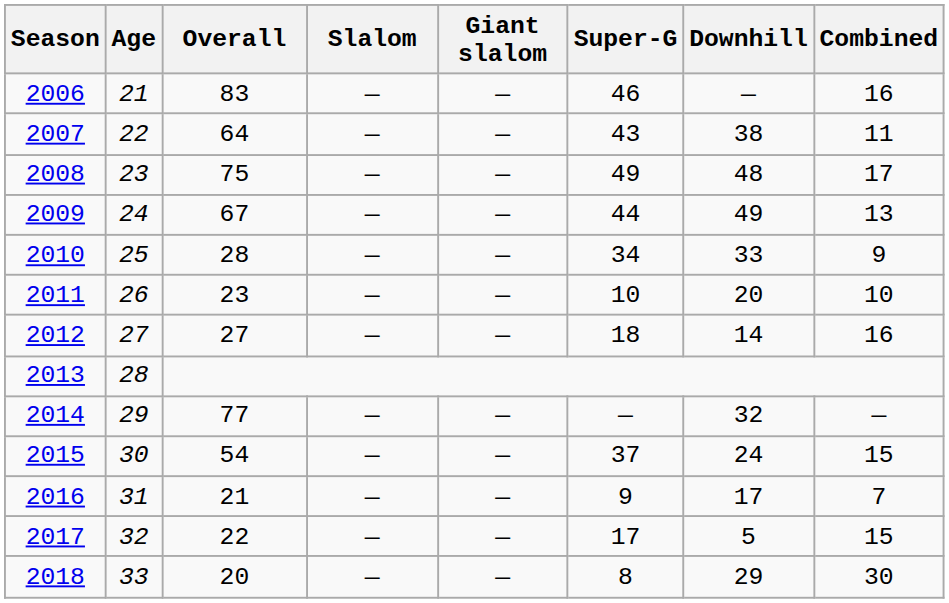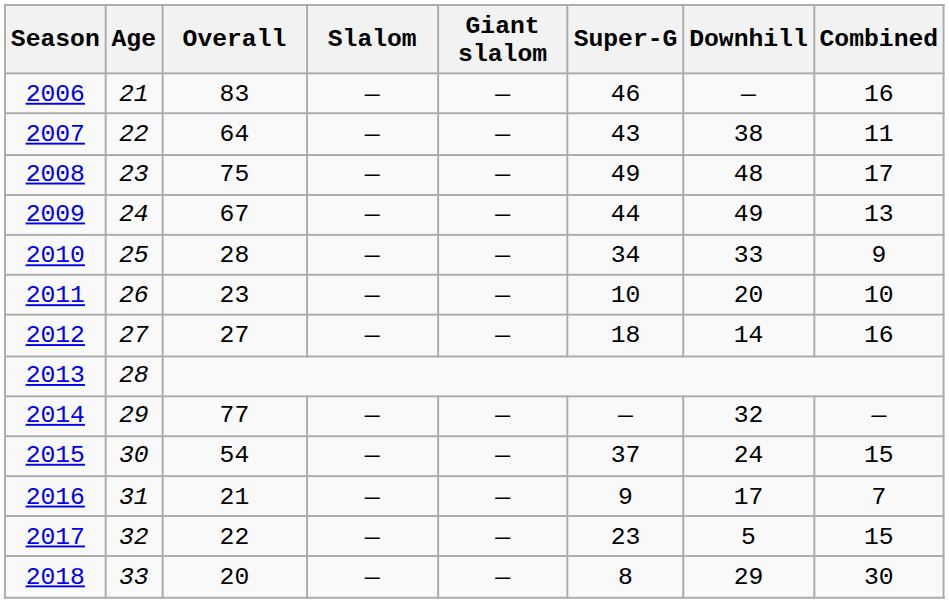(626, 537) 17 -> (626, 537) 23
